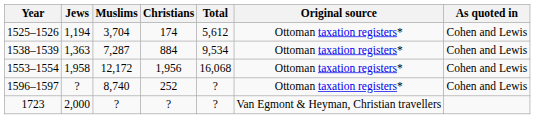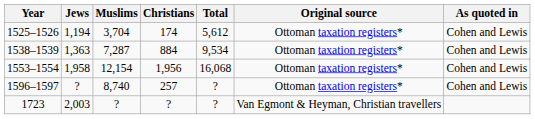(117, 68) 12,172 -> (117, 68) 12,154
(169, 86) 252 -> (169, 86) 257
(77, 104) 2,000 -> (77, 104) 2,003
